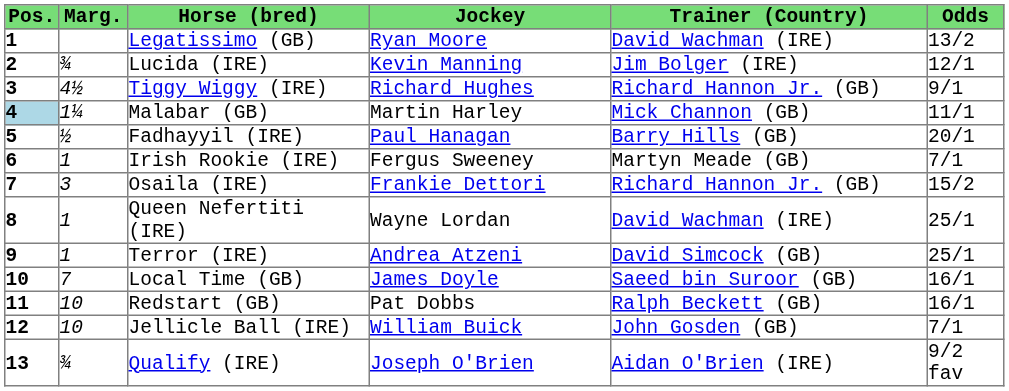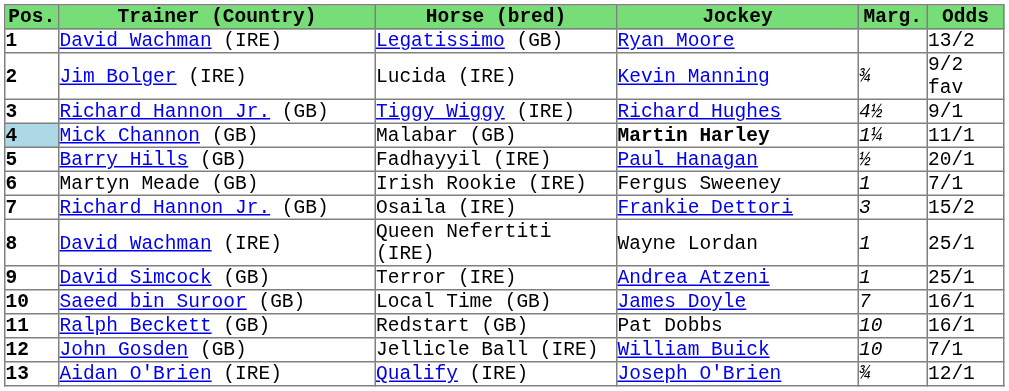columns swapped: (93, 17) <-> (769, 17)
(951, 65) 12/1 -> (946, 76) 9/2 fav
(446, 113) normal -> (694, 135) bold
(946, 362) 9/2 fav -> (951, 374) 12/1
